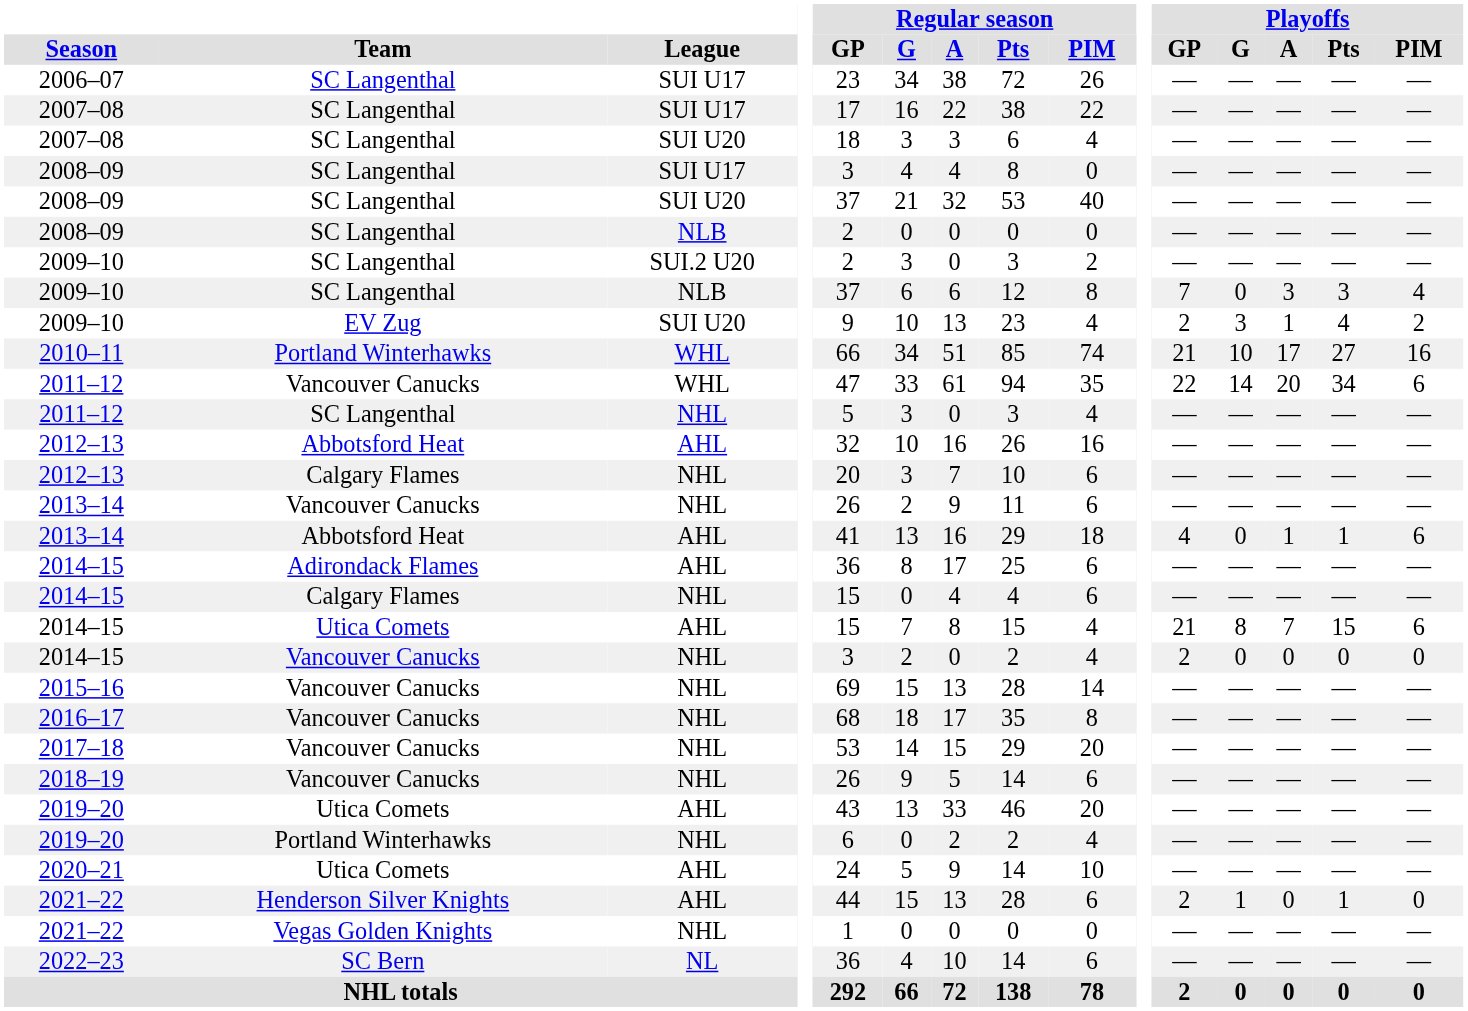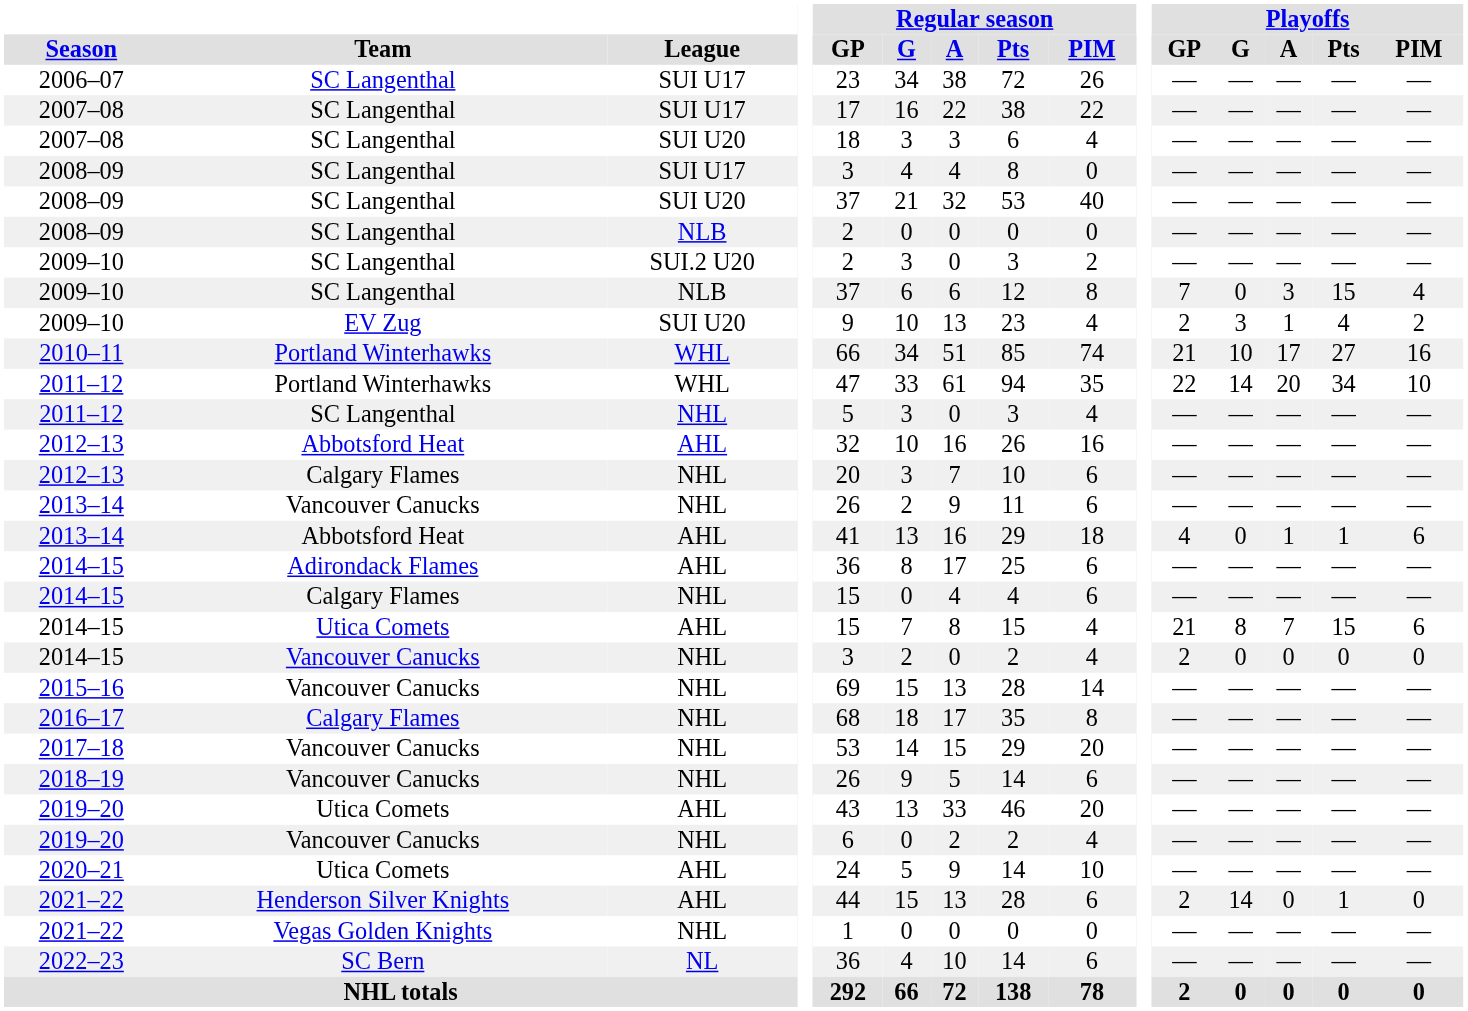(1344, 292) 3 -> (1344, 292) 15
(383, 383) Vancouver Canucks -> (383, 383) Portland Winterhawks
(1419, 383) 6 -> (1419, 383) 10
(383, 718) Vancouver Canucks -> (383, 718) Calgary Flames
(383, 839) Portland Winterhawks -> (383, 839) Vancouver Canucks
(1241, 900) 1 -> (1241, 900) 14
